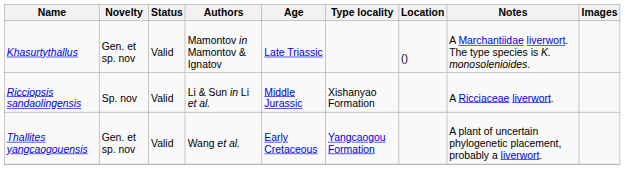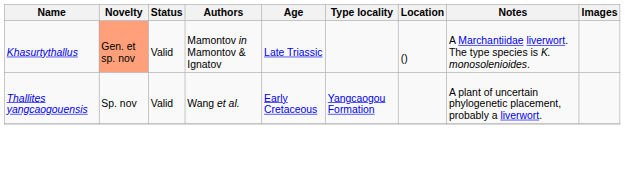(119, 52) no background -> (118, 52) lightsalmon background
- row: (44, 98)
(119, 144) Gen. et sp. nov -> (119, 104) Sp. nov
